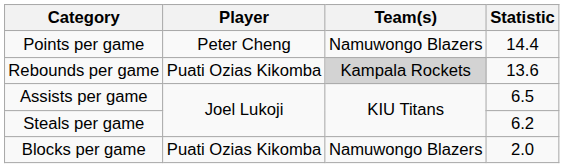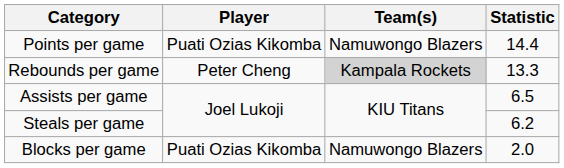(244, 44) Peter Cheng -> (244, 44) Puati Ozias Kikomba
(244, 70) Puati Ozias Kikomba -> (244, 70) Peter Cheng
(522, 70) 13.6 -> (522, 70) 13.3
